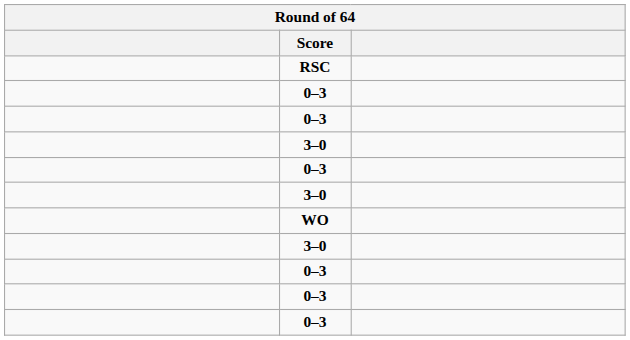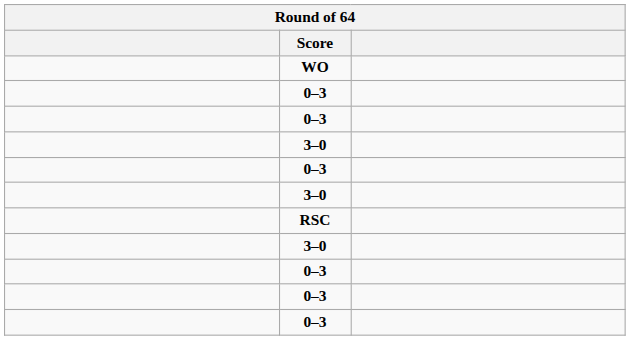rows swapped: (142, 68) <-> (142, 221)
